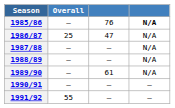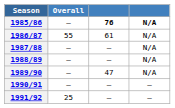(109, 23) normal -> (109, 23) bold
(68, 35) 25 -> (68, 35) 55
(109, 35) 47 -> (109, 35) 61
(109, 73) 61 -> (109, 73) 47
(68, 97) 55 -> (68, 97) 25
